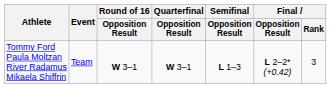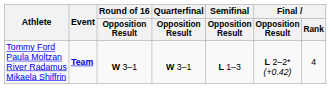(82, 62) normal -> (82, 62) bold
(314, 62) 3 -> (314, 62) 4
